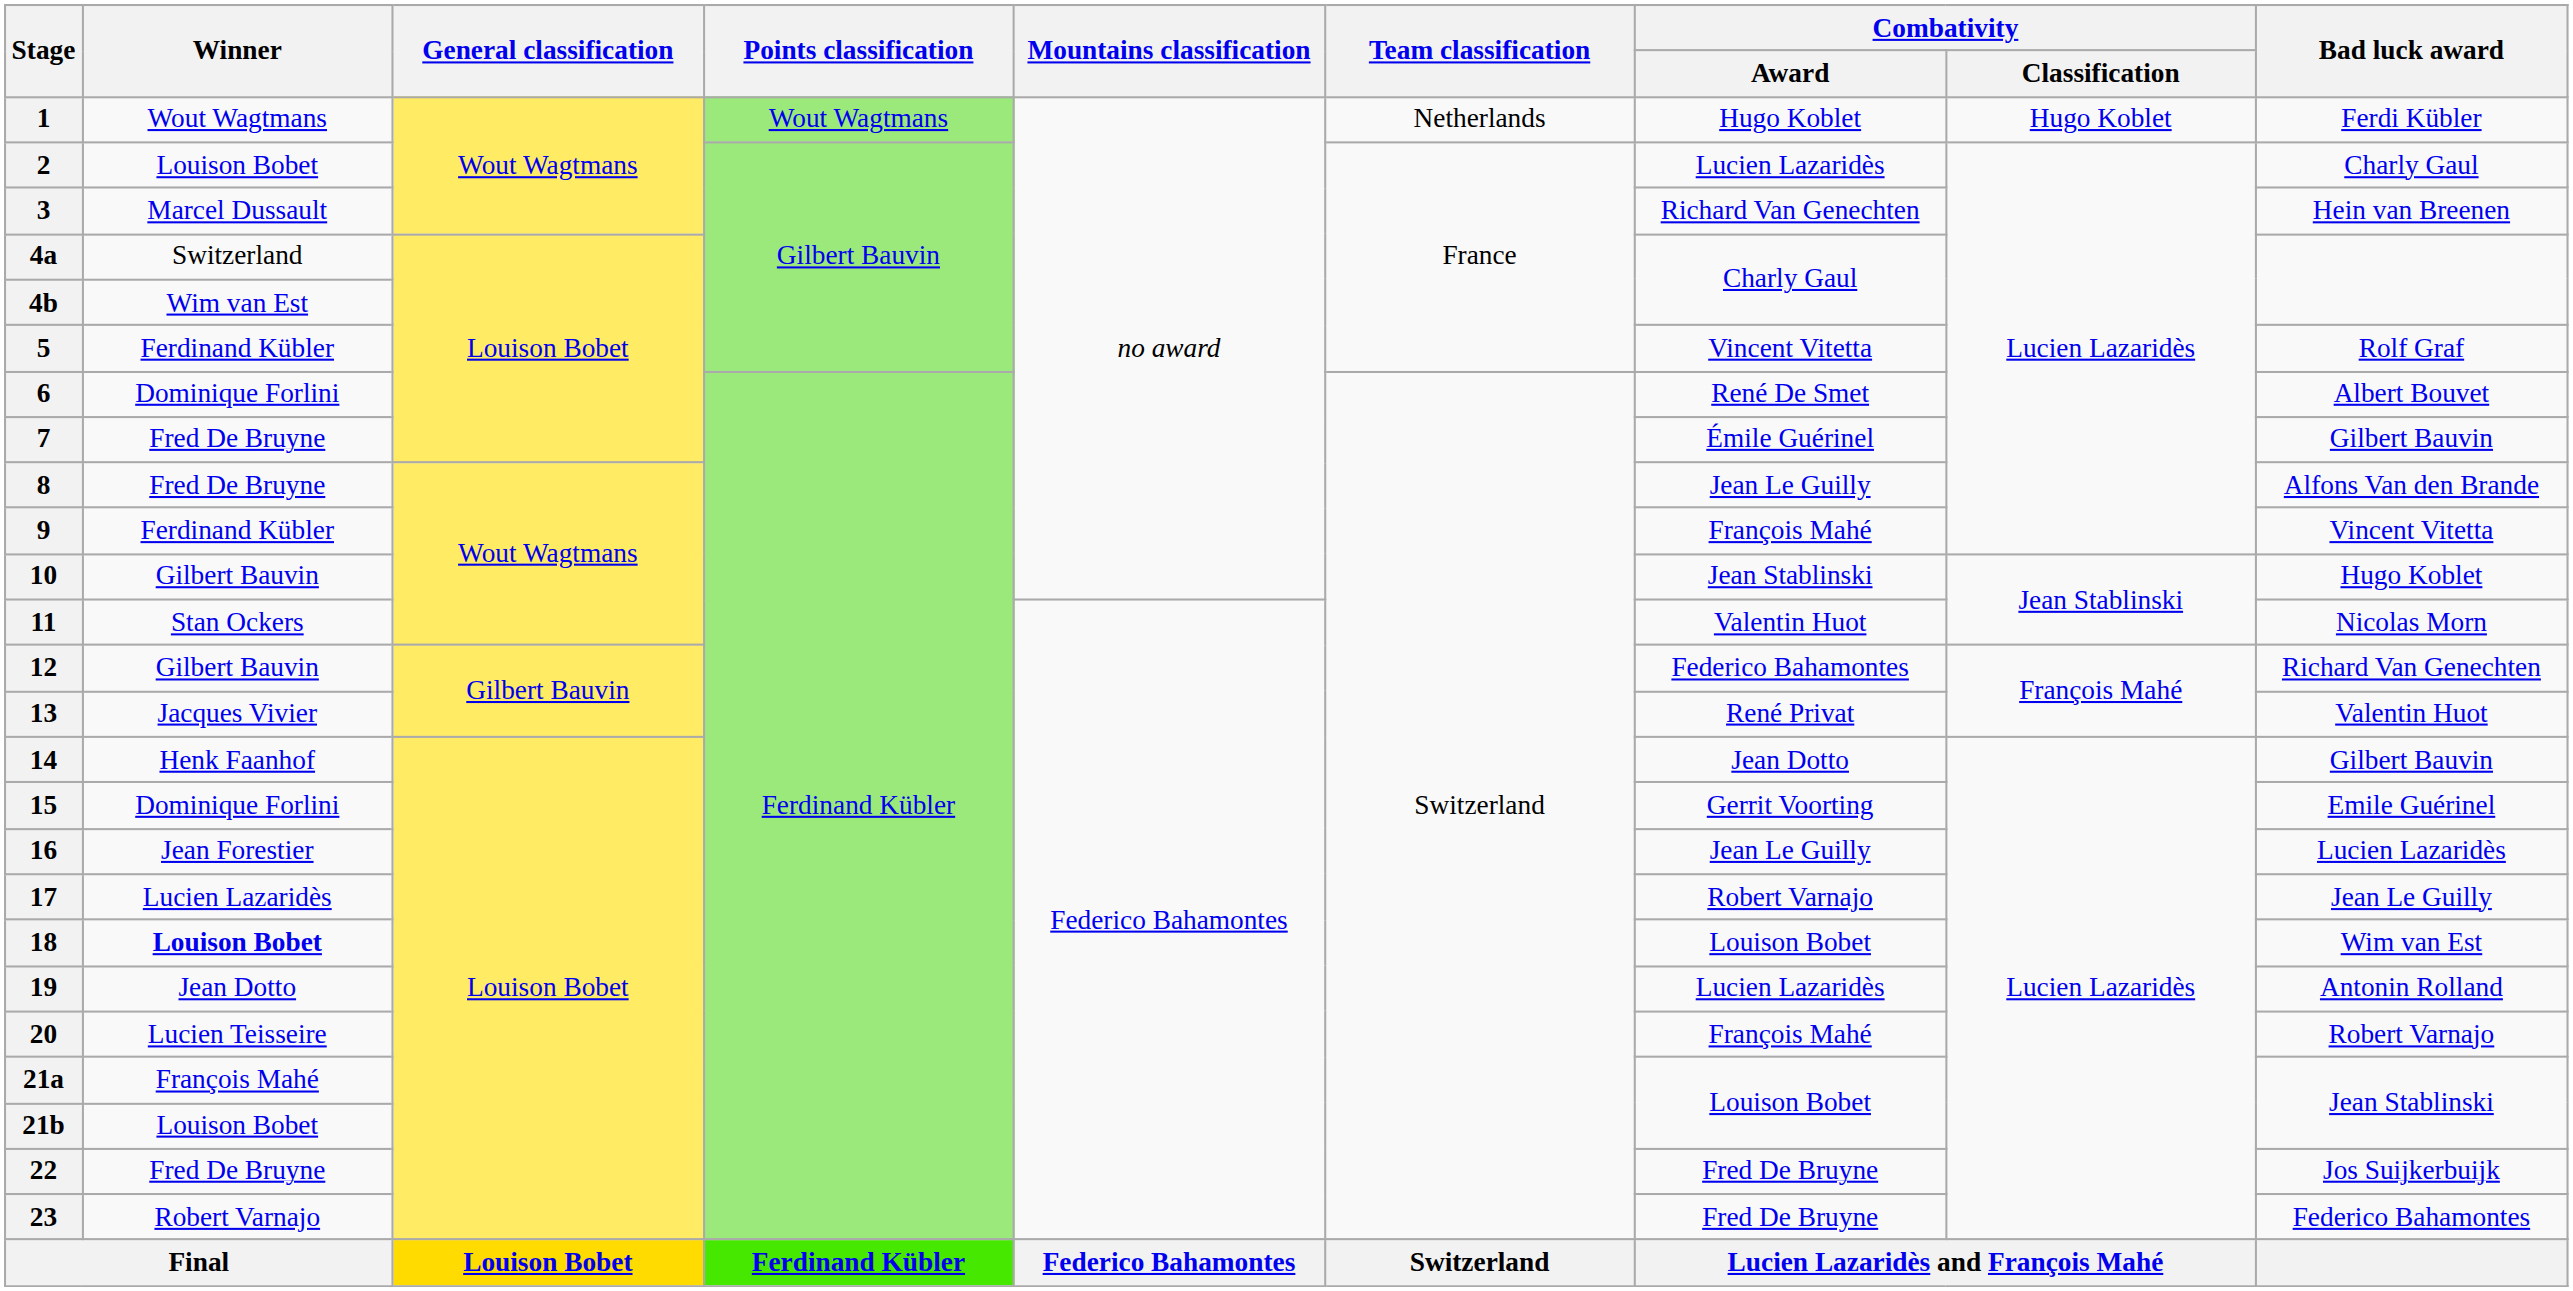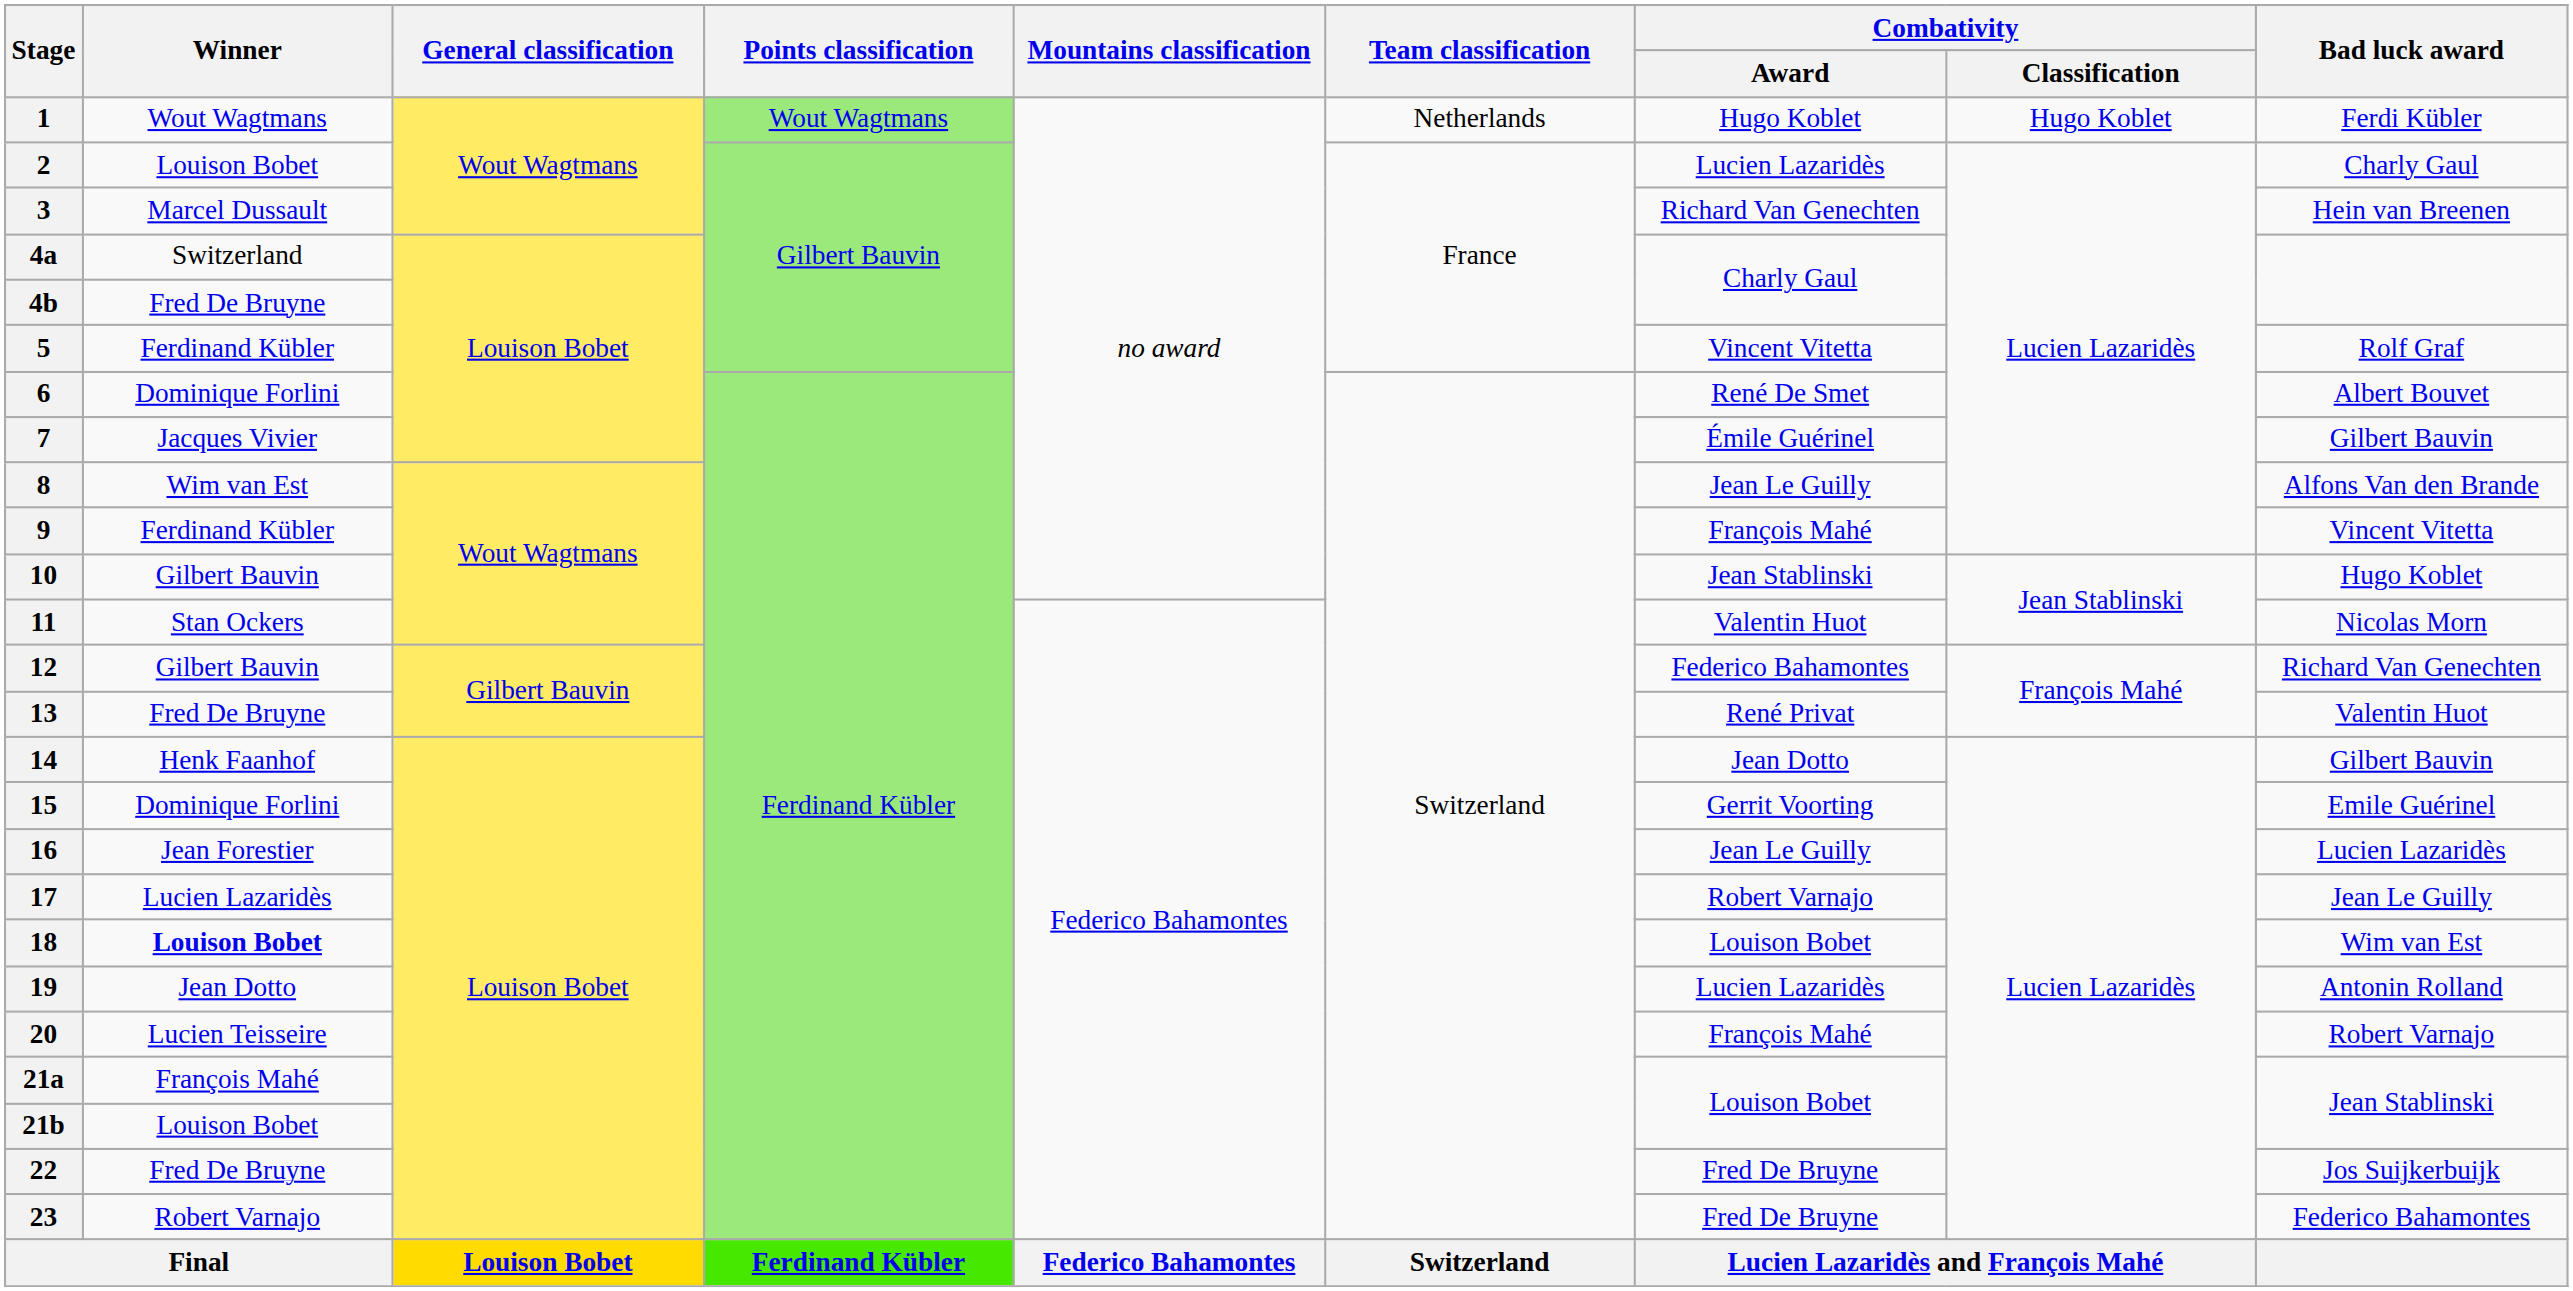(237, 302) Wim van Est -> (237, 302) Fred De Bruyne
(237, 439) Fred De Bruyne -> (237, 439) Jacques Vivier
(237, 485) Fred De Bruyne -> (237, 485) Wim van Est
(237, 713) Jacques Vivier -> (237, 713) Fred De Bruyne
